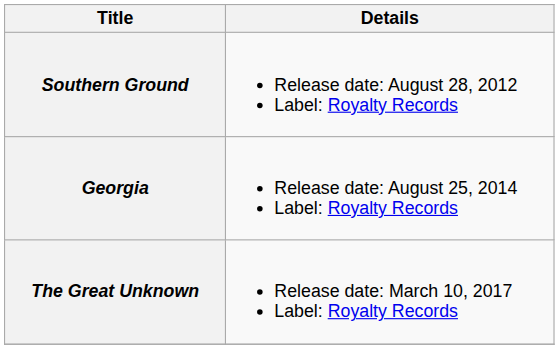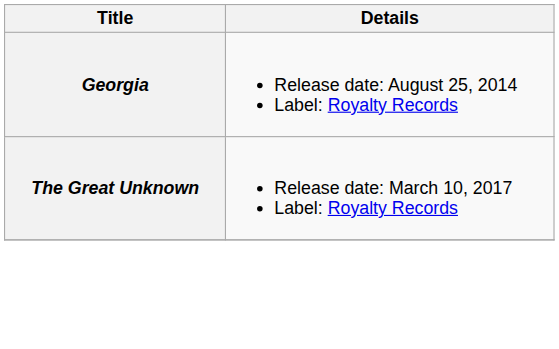- row: (115, 84)
